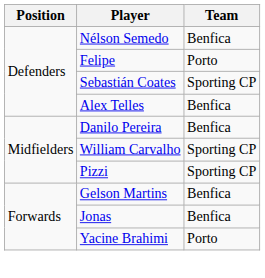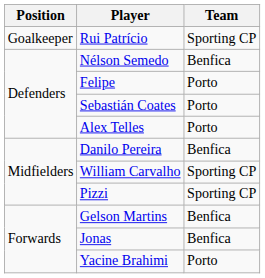+ row: (114, 37)
(222, 82) Sporting CP -> (202, 104) Porto
(209, 104) Benfica -> (202, 127) Porto
